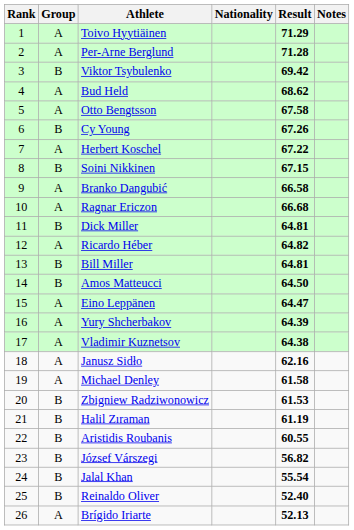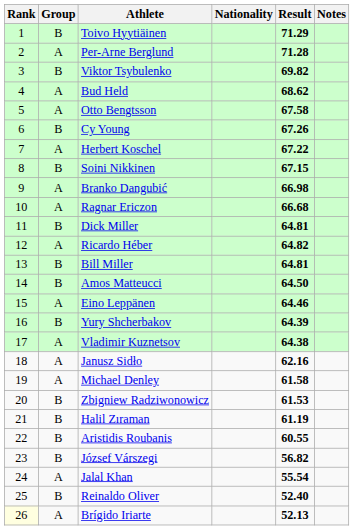(58, 33) A -> (58, 33) B
(295, 71) 69.42 -> (295, 71) 69.82
(295, 187) 66.58 -> (295, 187) 66.98
(295, 303) 64.47 -> (295, 303) 64.46
(58, 322) A -> (58, 322) B
(58, 476) B -> (58, 476) A
(21, 515) no background -> (21, 515) lightyellow background
